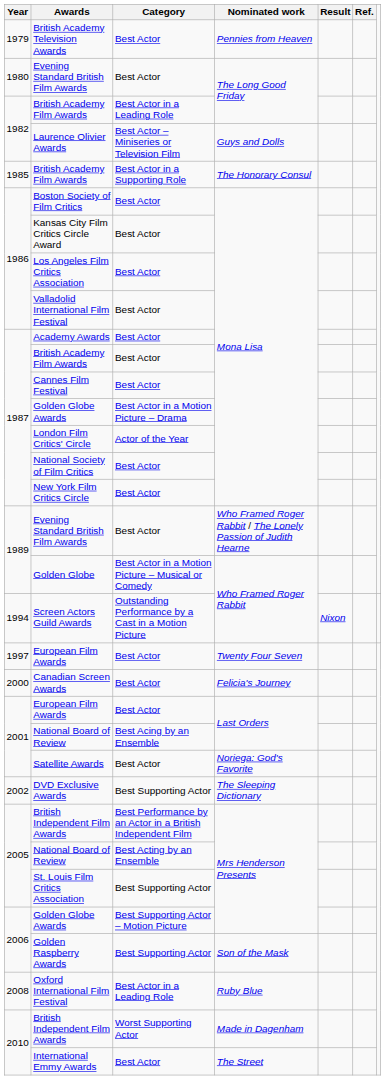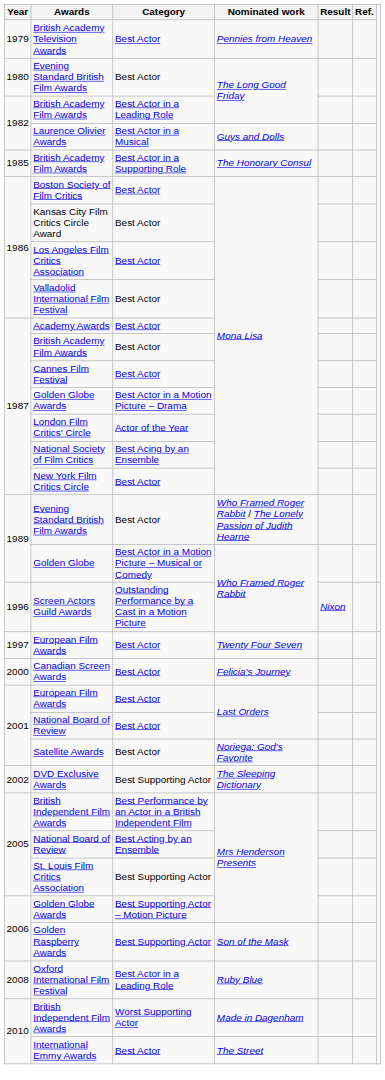(148, 142) Best Actor – Miniseries or Television Film -> (147, 136) Best Actor in a Musical
(138, 465) Best Actor -> (152, 454) Best Acing by an Ensemble
(18, 618) 1994 -> (18, 607) 1996
(152, 736) Best Acing by an Ensemble -> (138, 725) Best Actor
